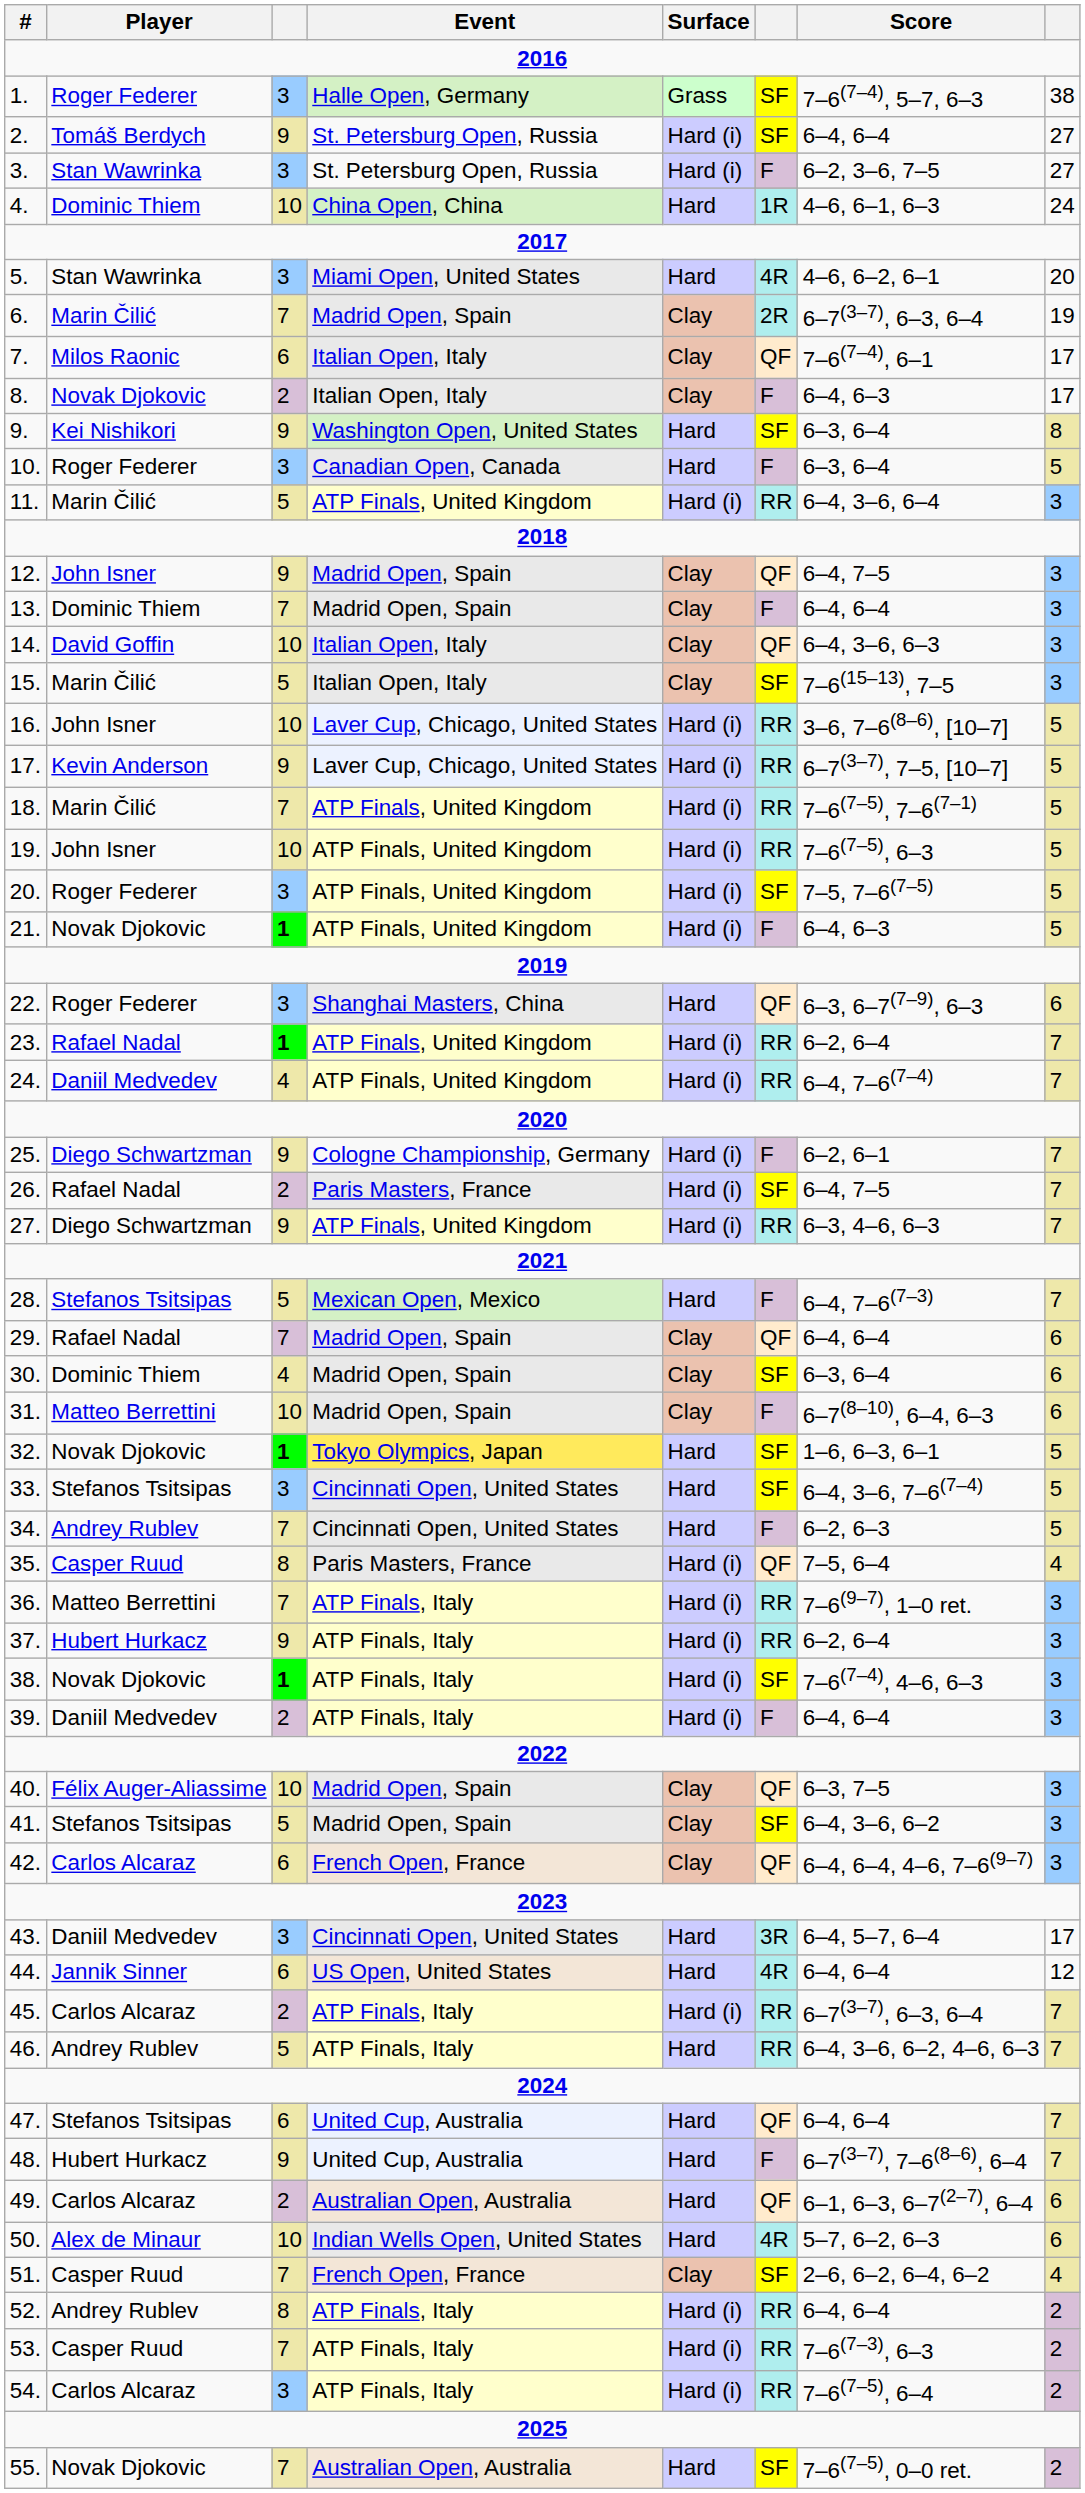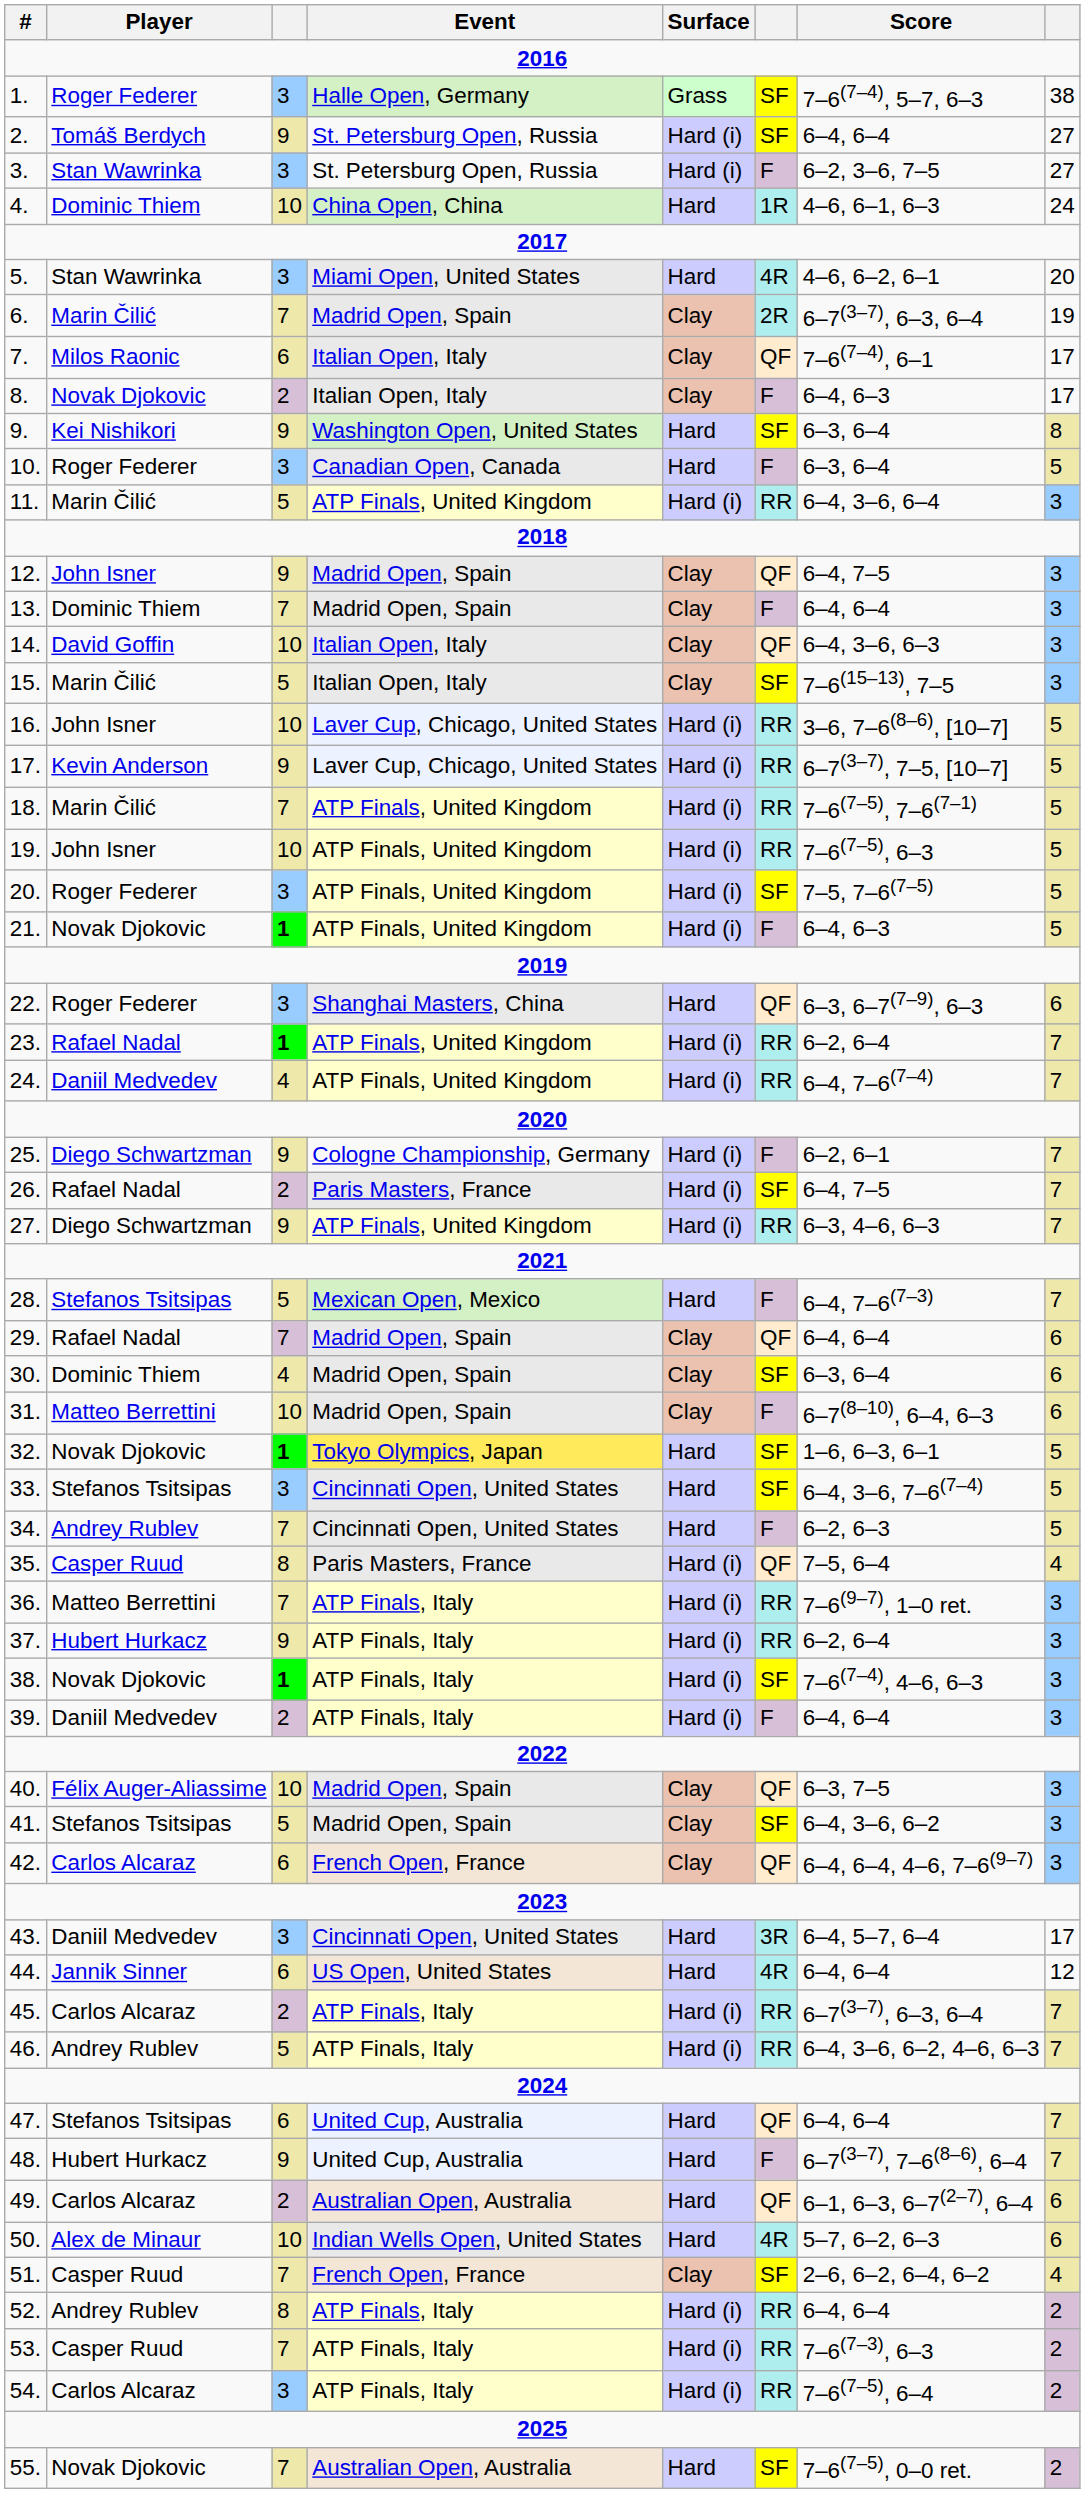(692, 2049) Hard -> (705, 2049) Hard (i)
